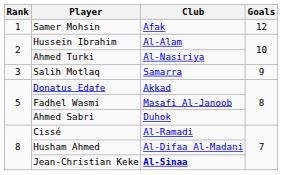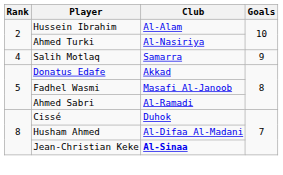- row: (67, 27)
(18, 72) 3 -> (18, 57) 4
(157, 117) Duhok -> (168, 102) Al-Ramadi
(168, 132) Al-Ramadi -> (157, 117) Duhok
